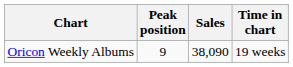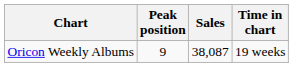(210, 51) 38,090 -> (210, 51) 38,087
